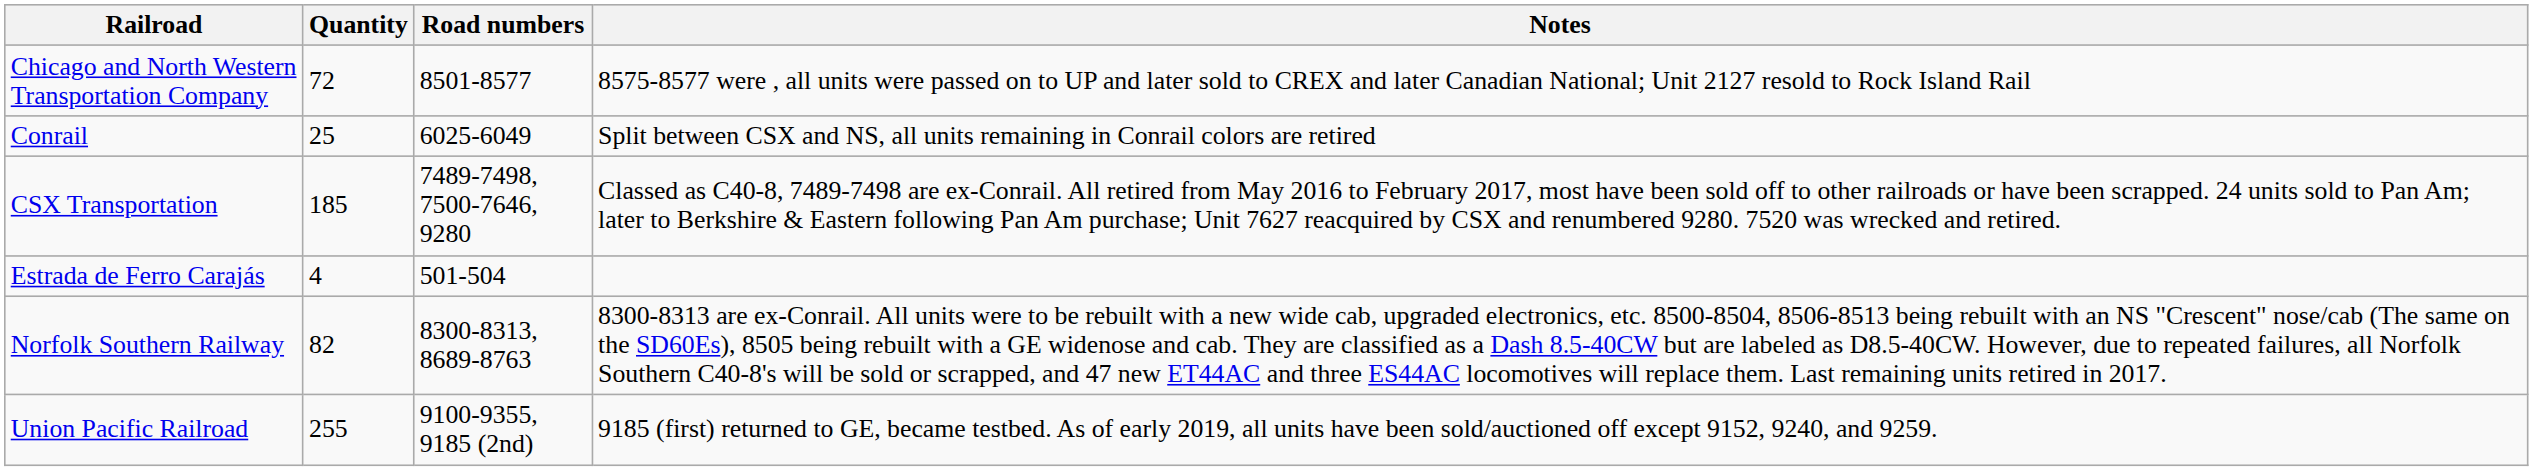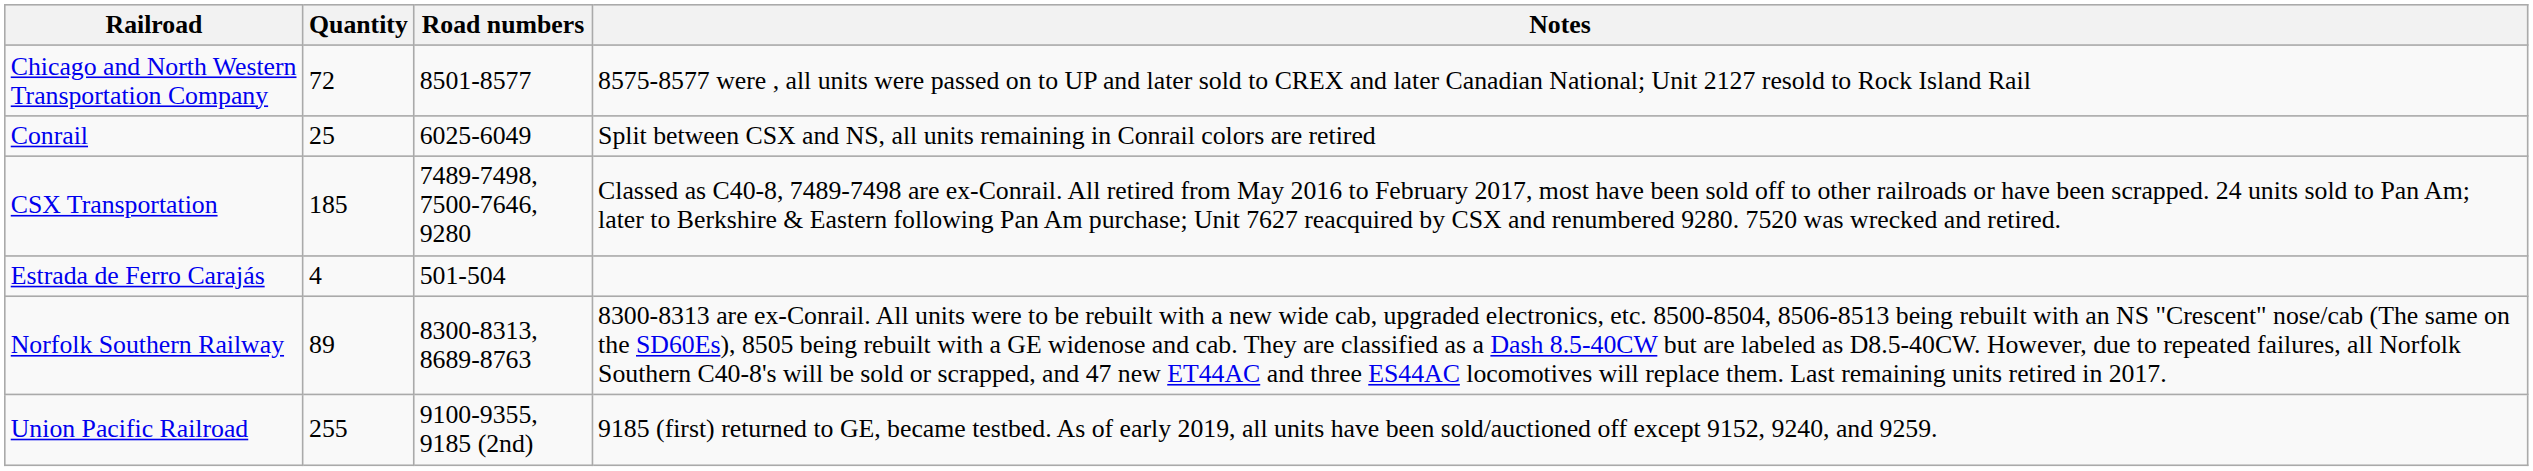(322, 345) 82 -> (322, 345) 89
